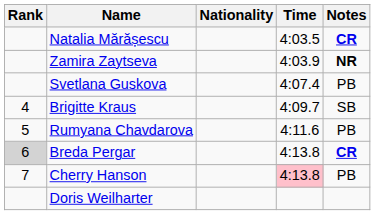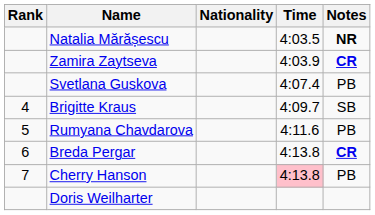(346, 38) CR -> (346, 38) NR
(346, 61) NR -> (346, 61) CR
(25, 152) lightgrey background -> (25, 152) no background
